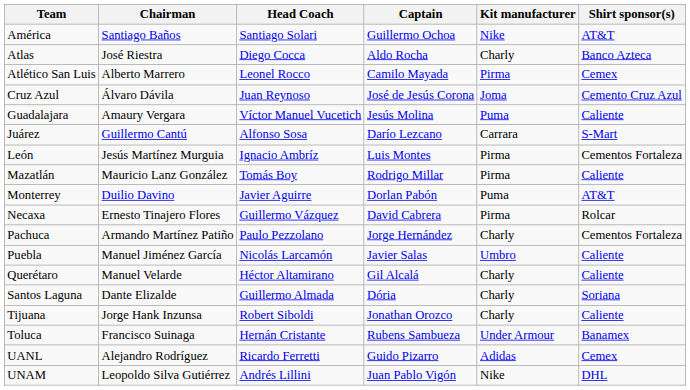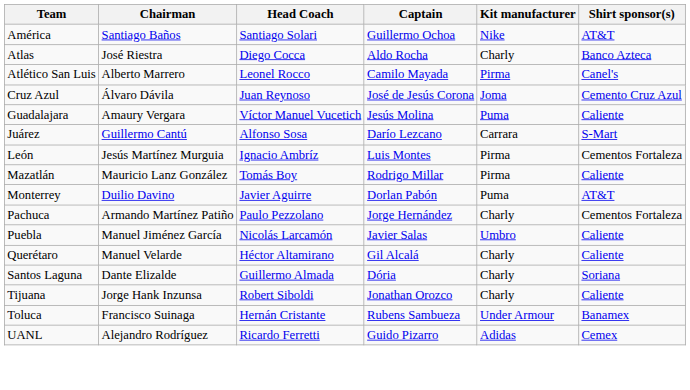(599, 74) Cemex -> (600, 74) Canel's
- row: (26, 214)
- row: (27, 375)
